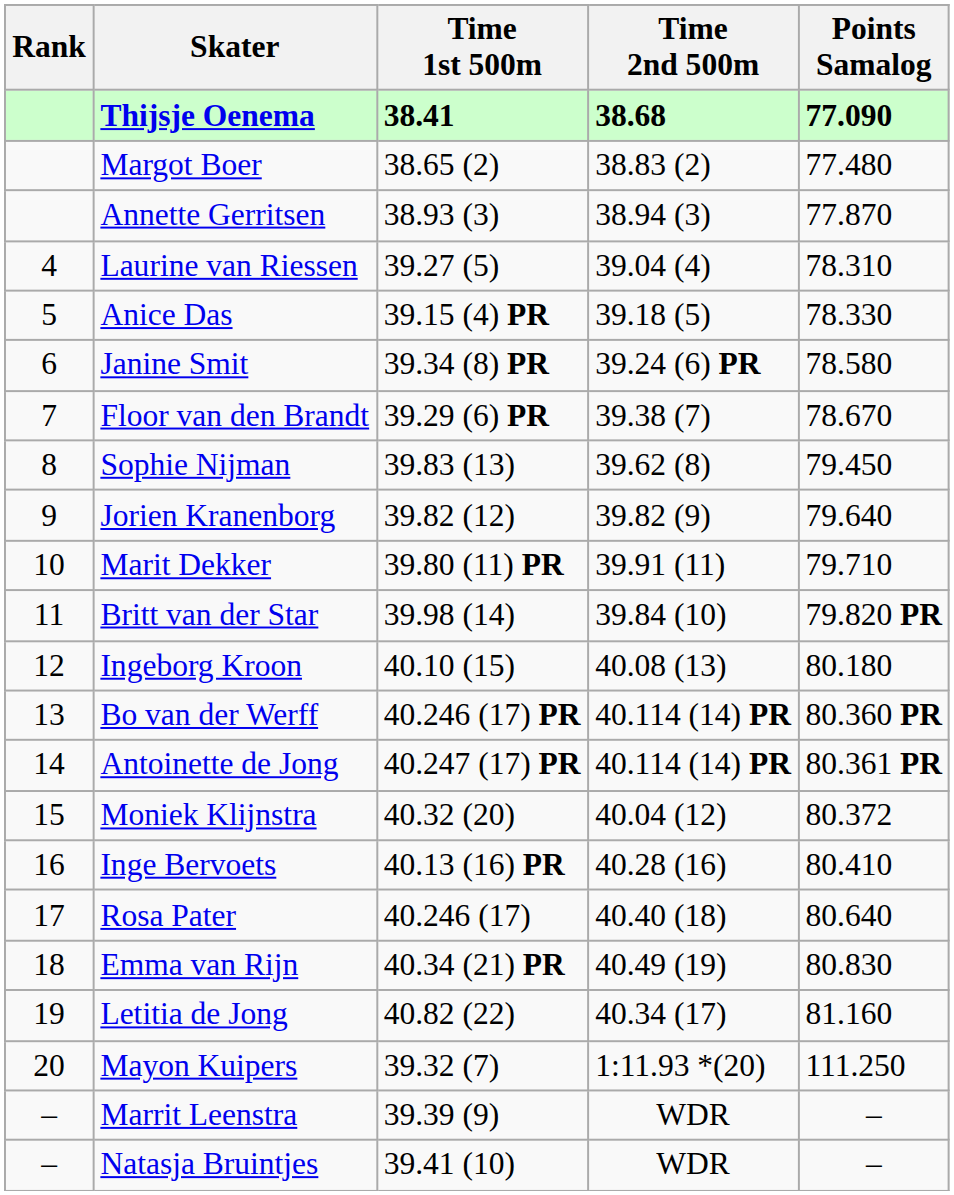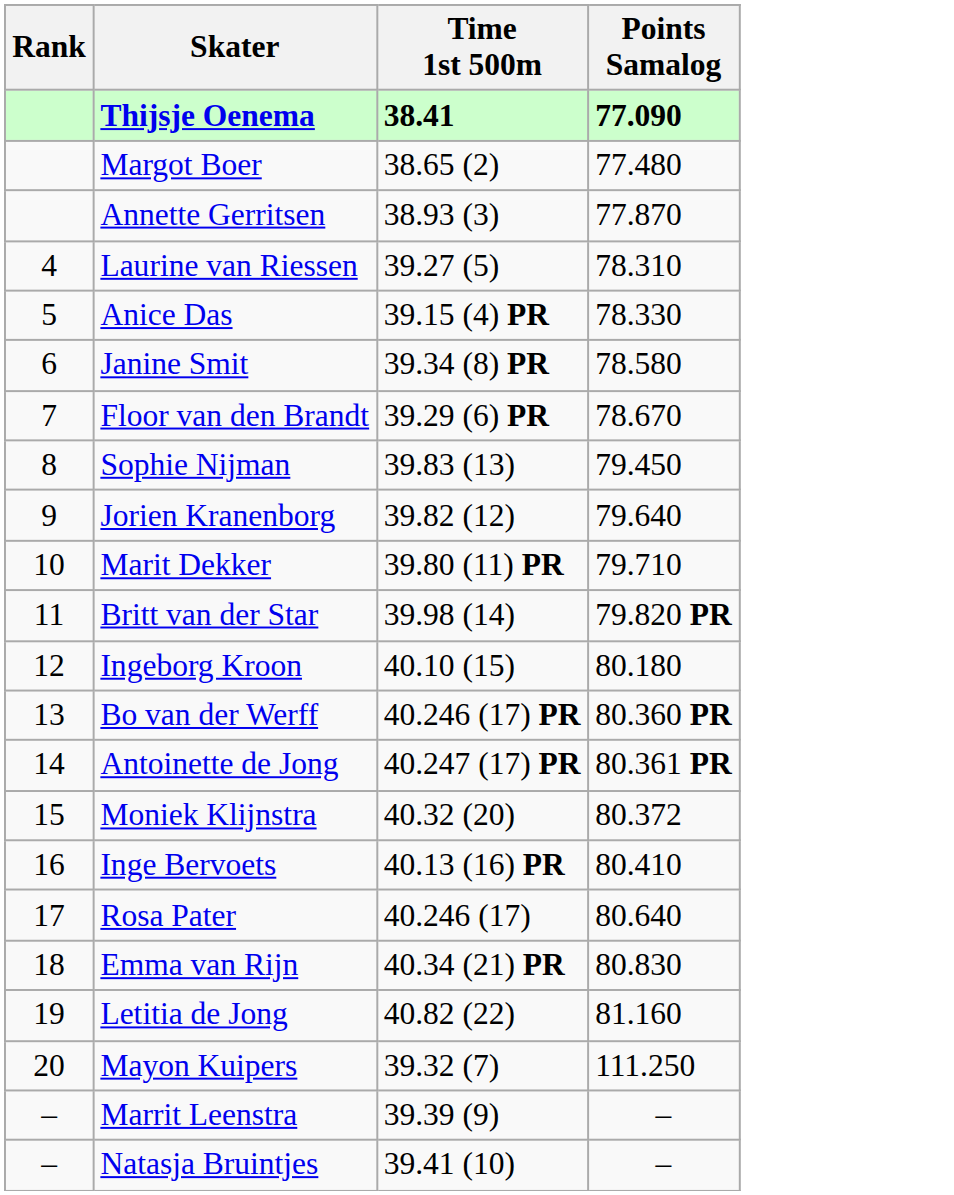- column: (693, 47)
